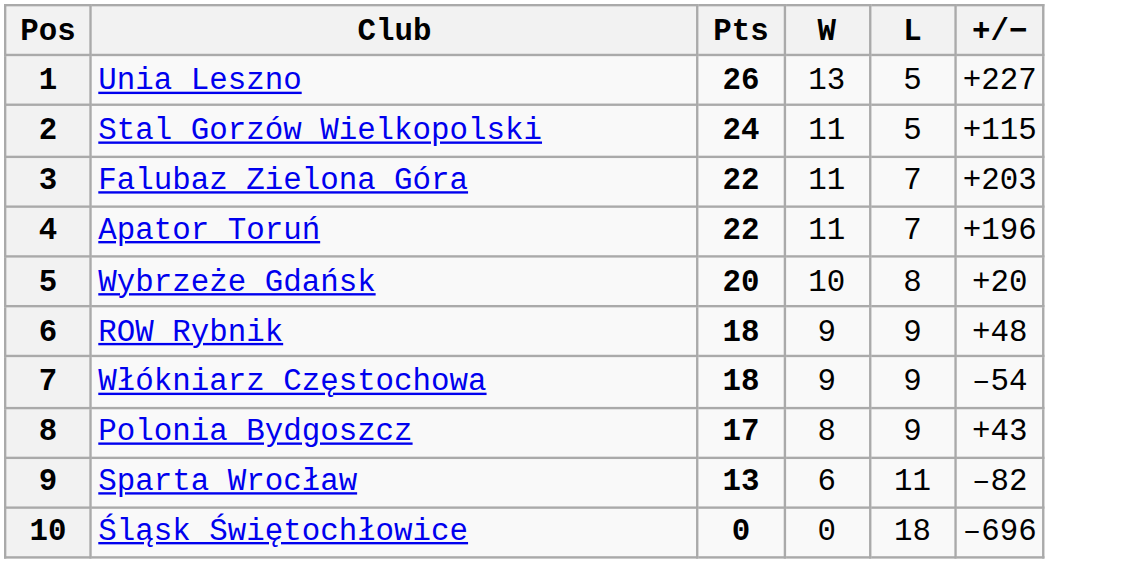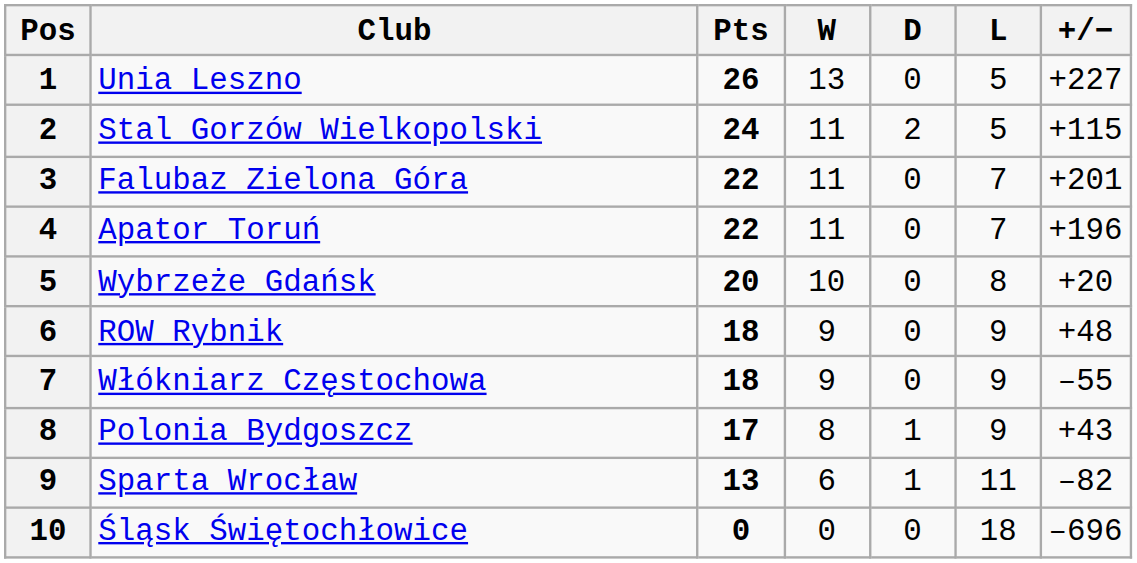+ column: (913, 30)
(1000, 181) +203 -> (1085, 181) +201
(1000, 382) –54 -> (1085, 382) –55
